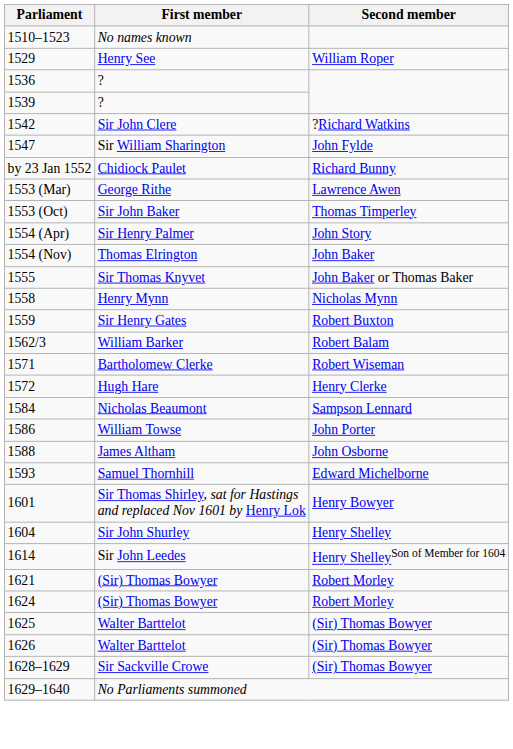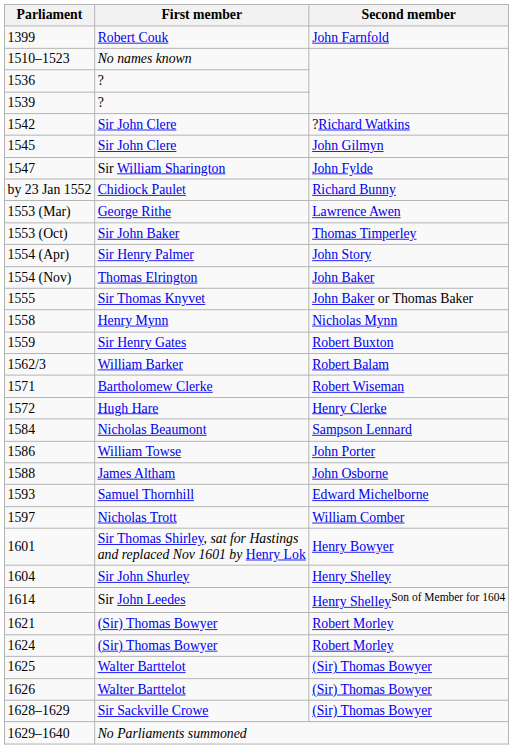+ row: (21, 37)
- row: (21, 59)
+ row: (21, 146)
+ row: (21, 517)
